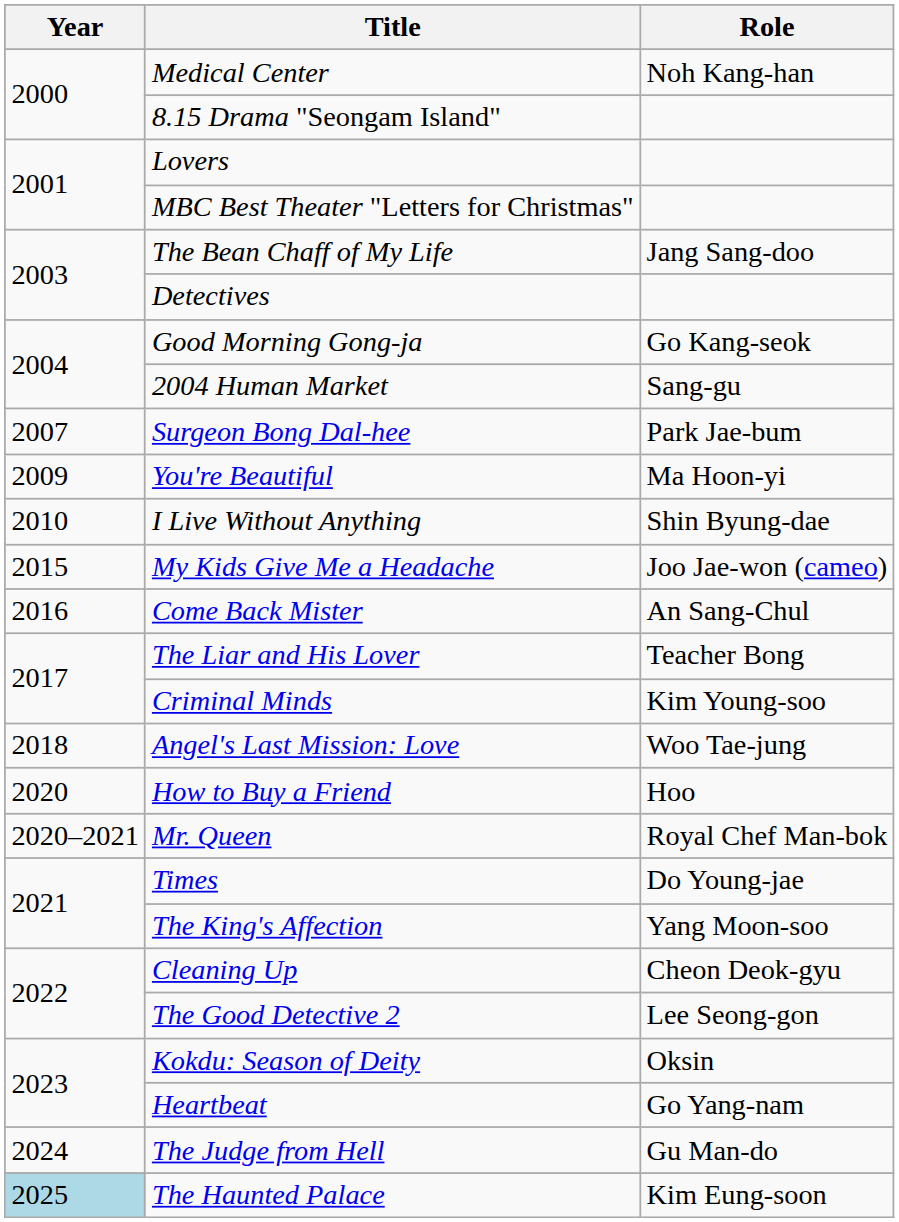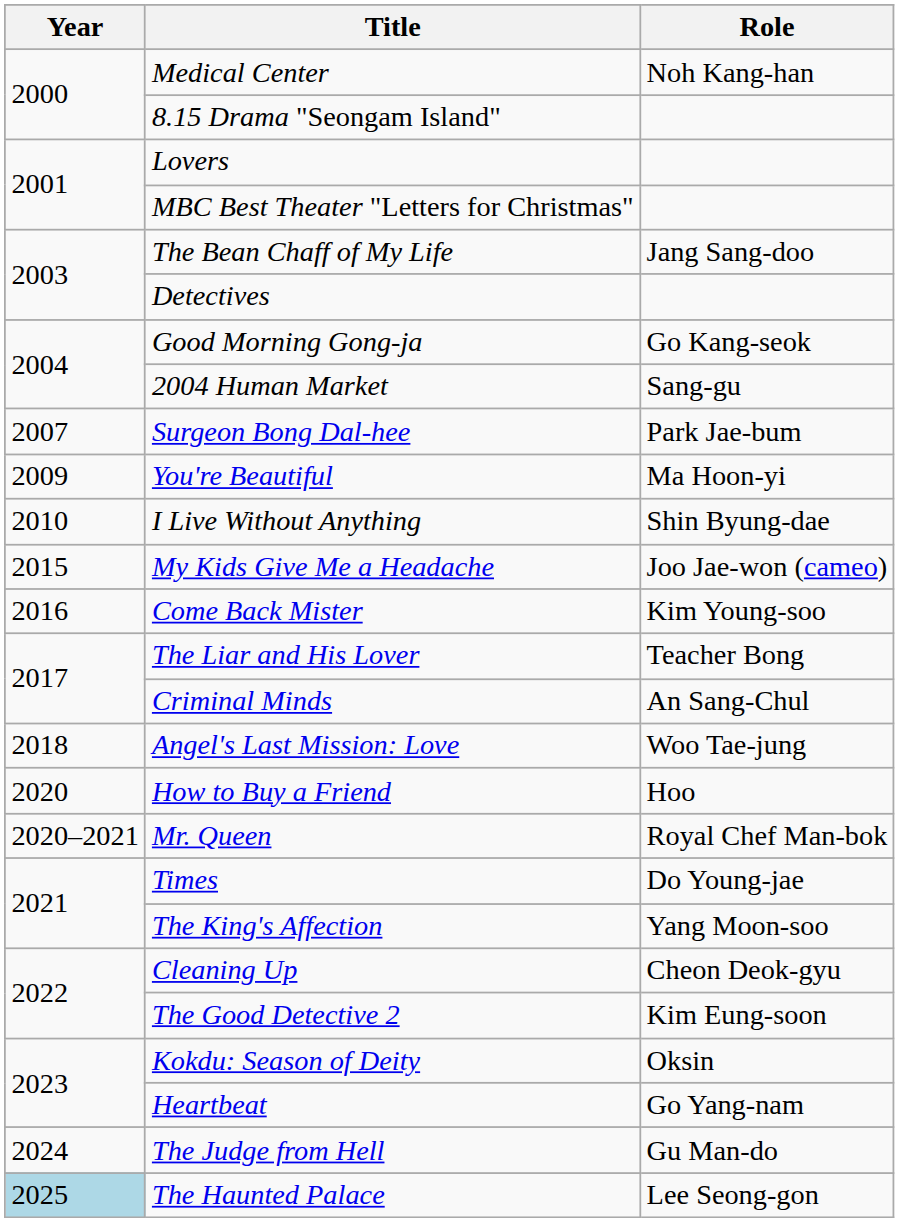(728, 610) An Sang-Chul -> (736, 610) Kim Young-soo
(736, 700) Kim Young-soo -> (728, 700) An Sang-Chul
(733, 1015) Lee Seong-gon -> (737, 1015) Kim Eung-soon
(737, 1194) Kim Eung-soon -> (733, 1194) Lee Seong-gon
